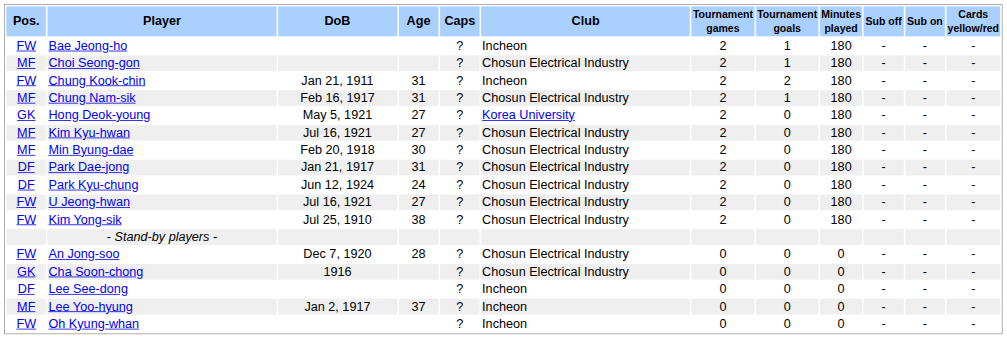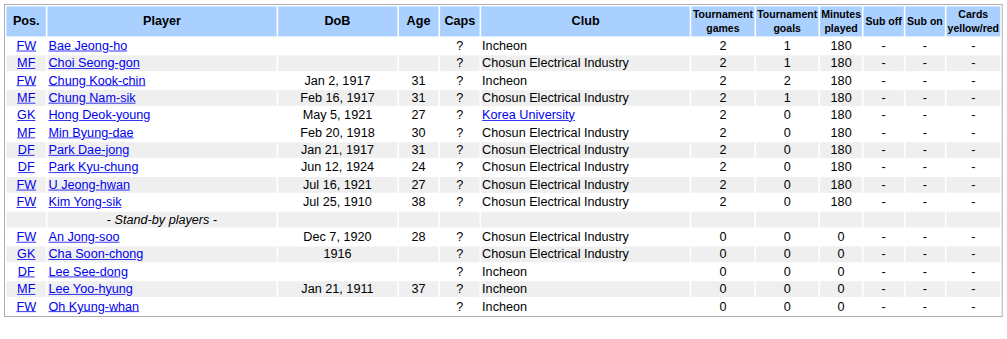(337, 80) Jan 21, 1911 -> (337, 80) Jan 2, 1917
- row: (89, 132)
(337, 306) Jan 2, 1917 -> (337, 289) Jan 21, 1911
